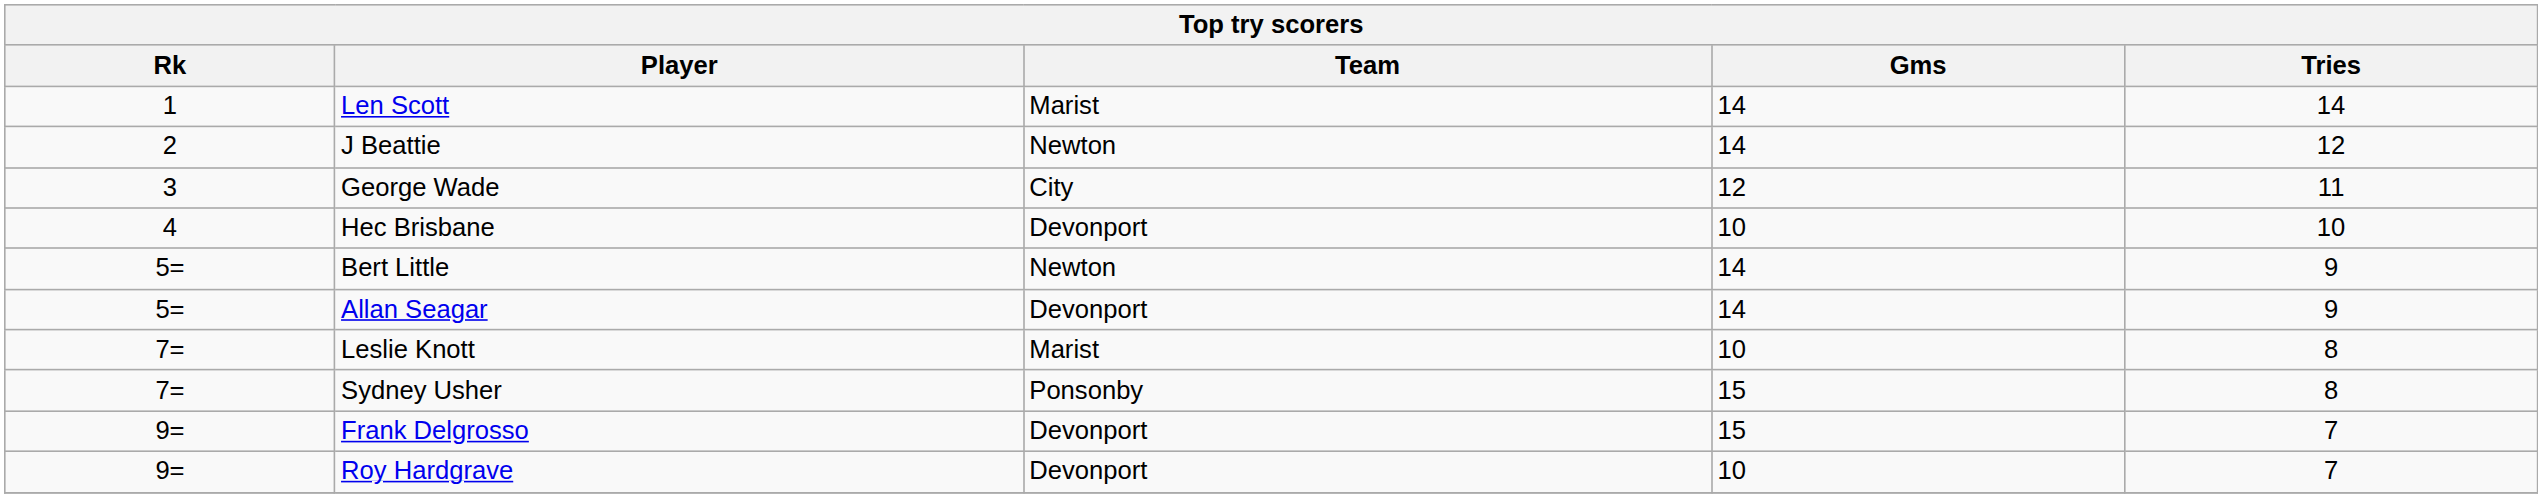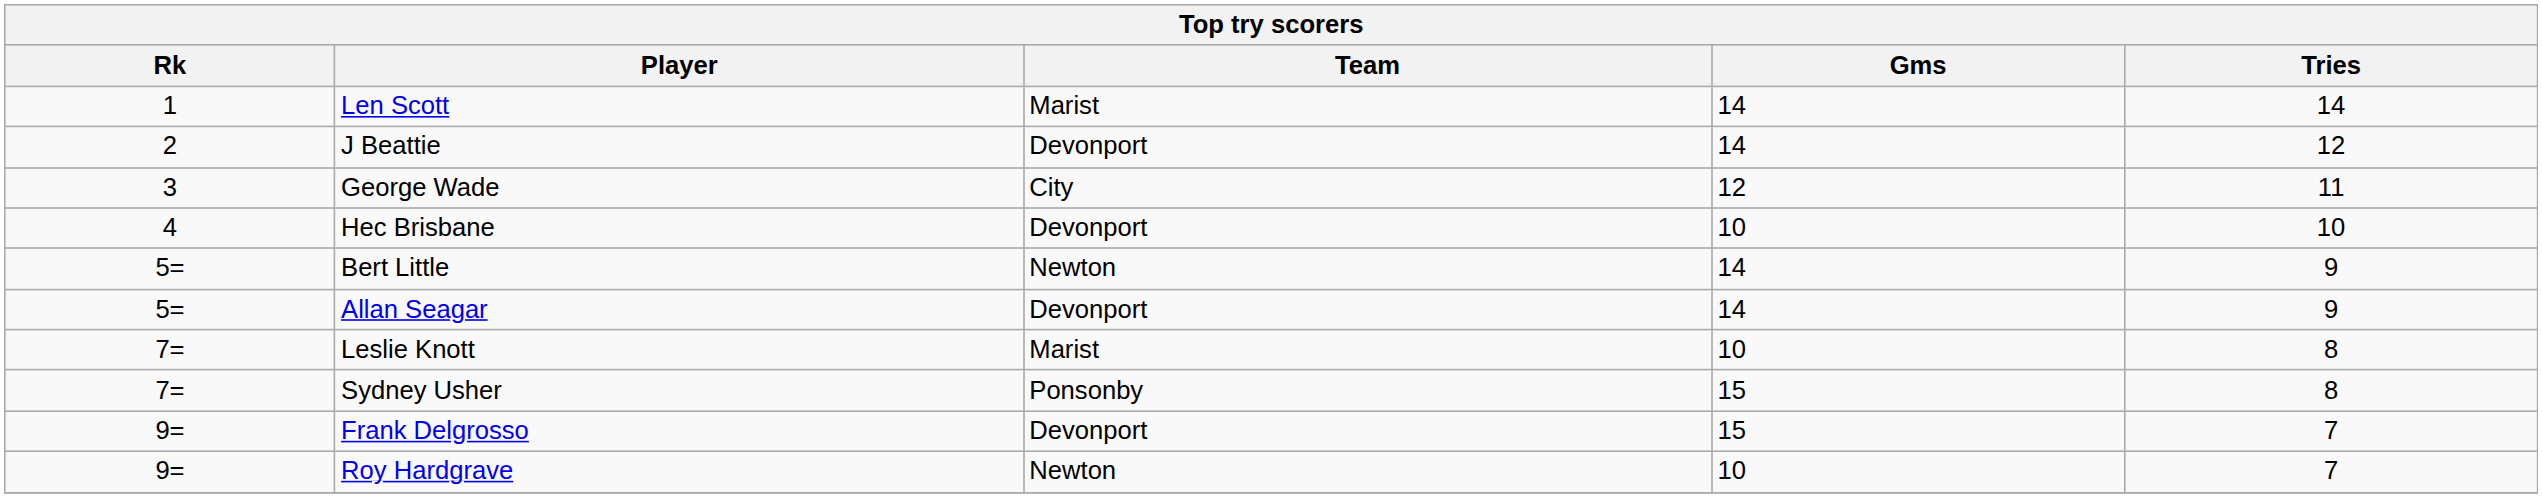(1073, 146) Newton -> (1088, 146) Devonport
(1088, 471) Devonport -> (1073, 471) Newton
